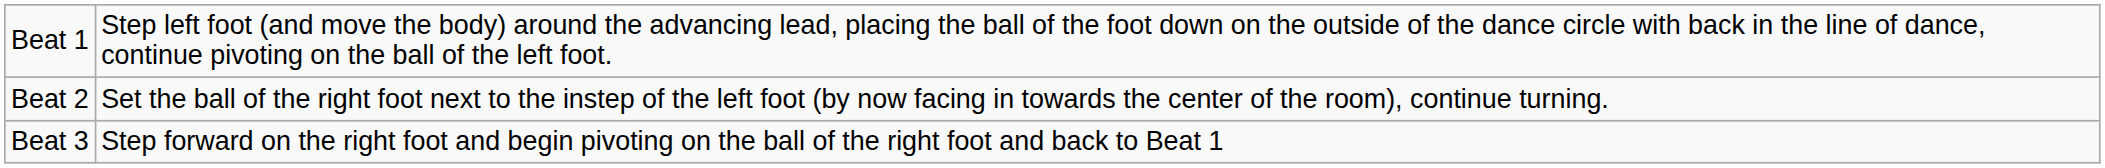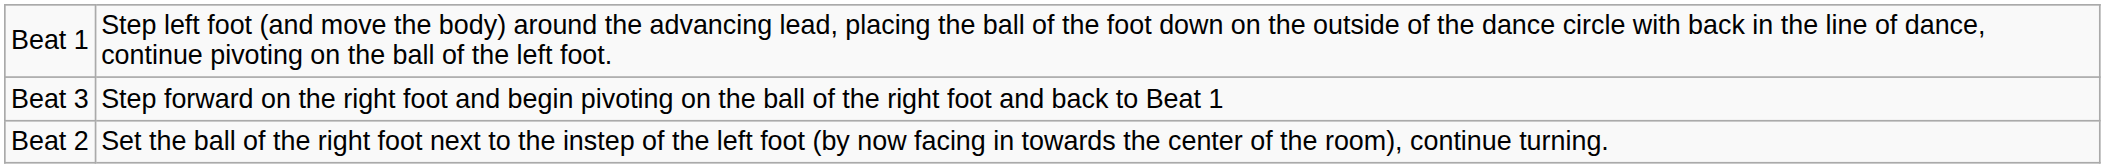rows swapped: (50, 98) <-> (50, 141)
